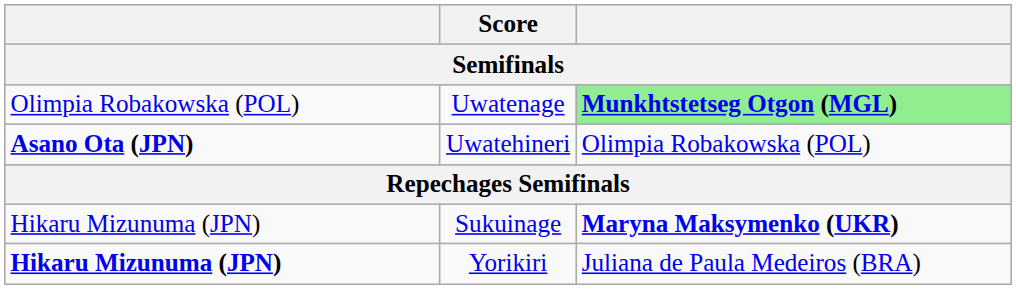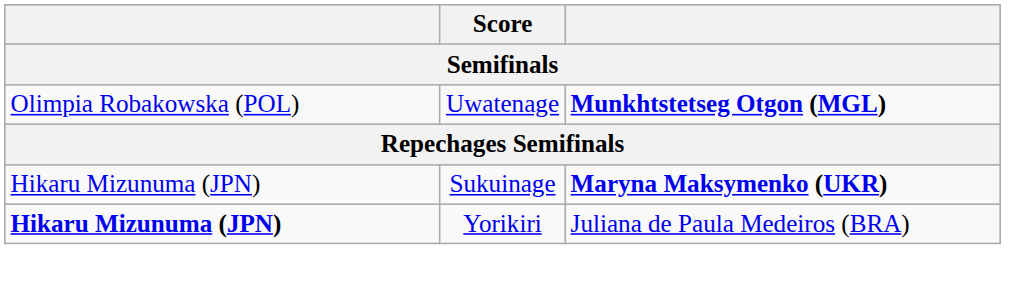(739, 104) lightgreen background -> (728, 104) no background
- row: (508, 143)
